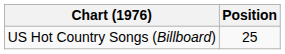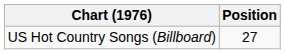(250, 37) 25 -> (250, 37) 27
